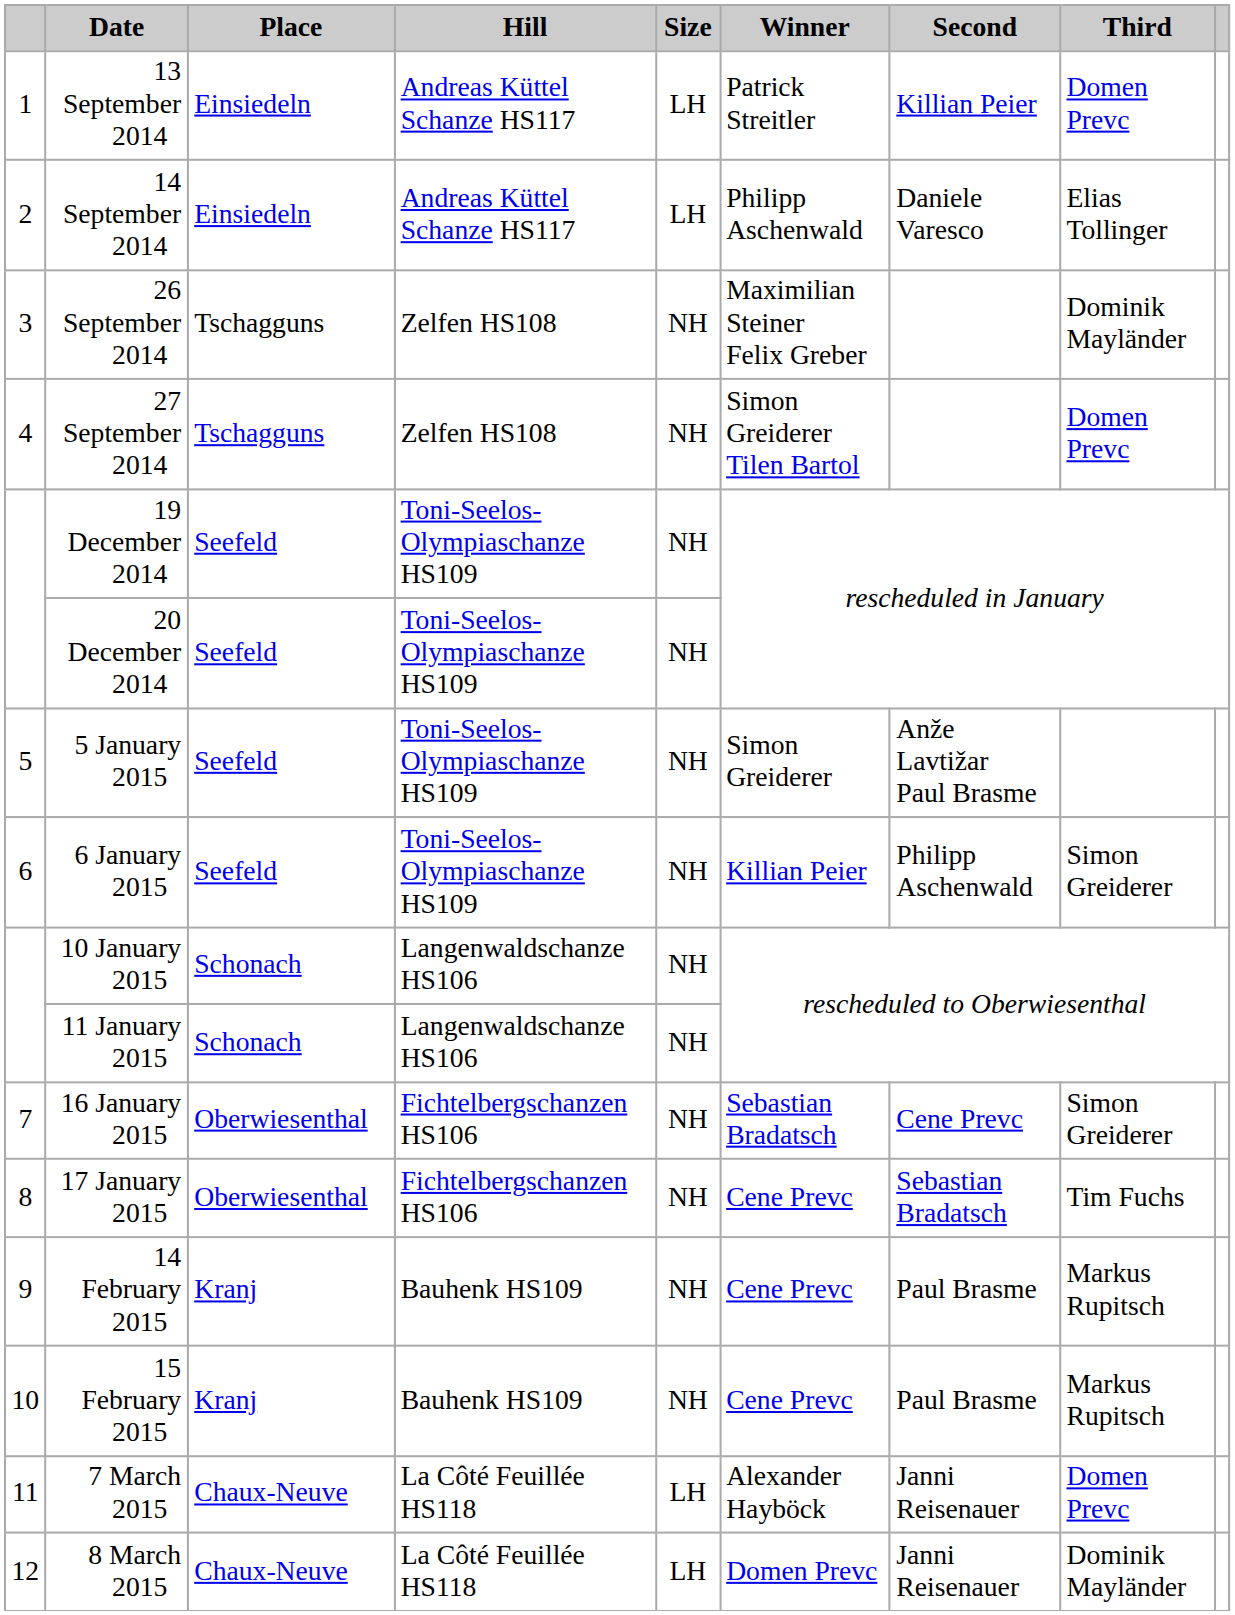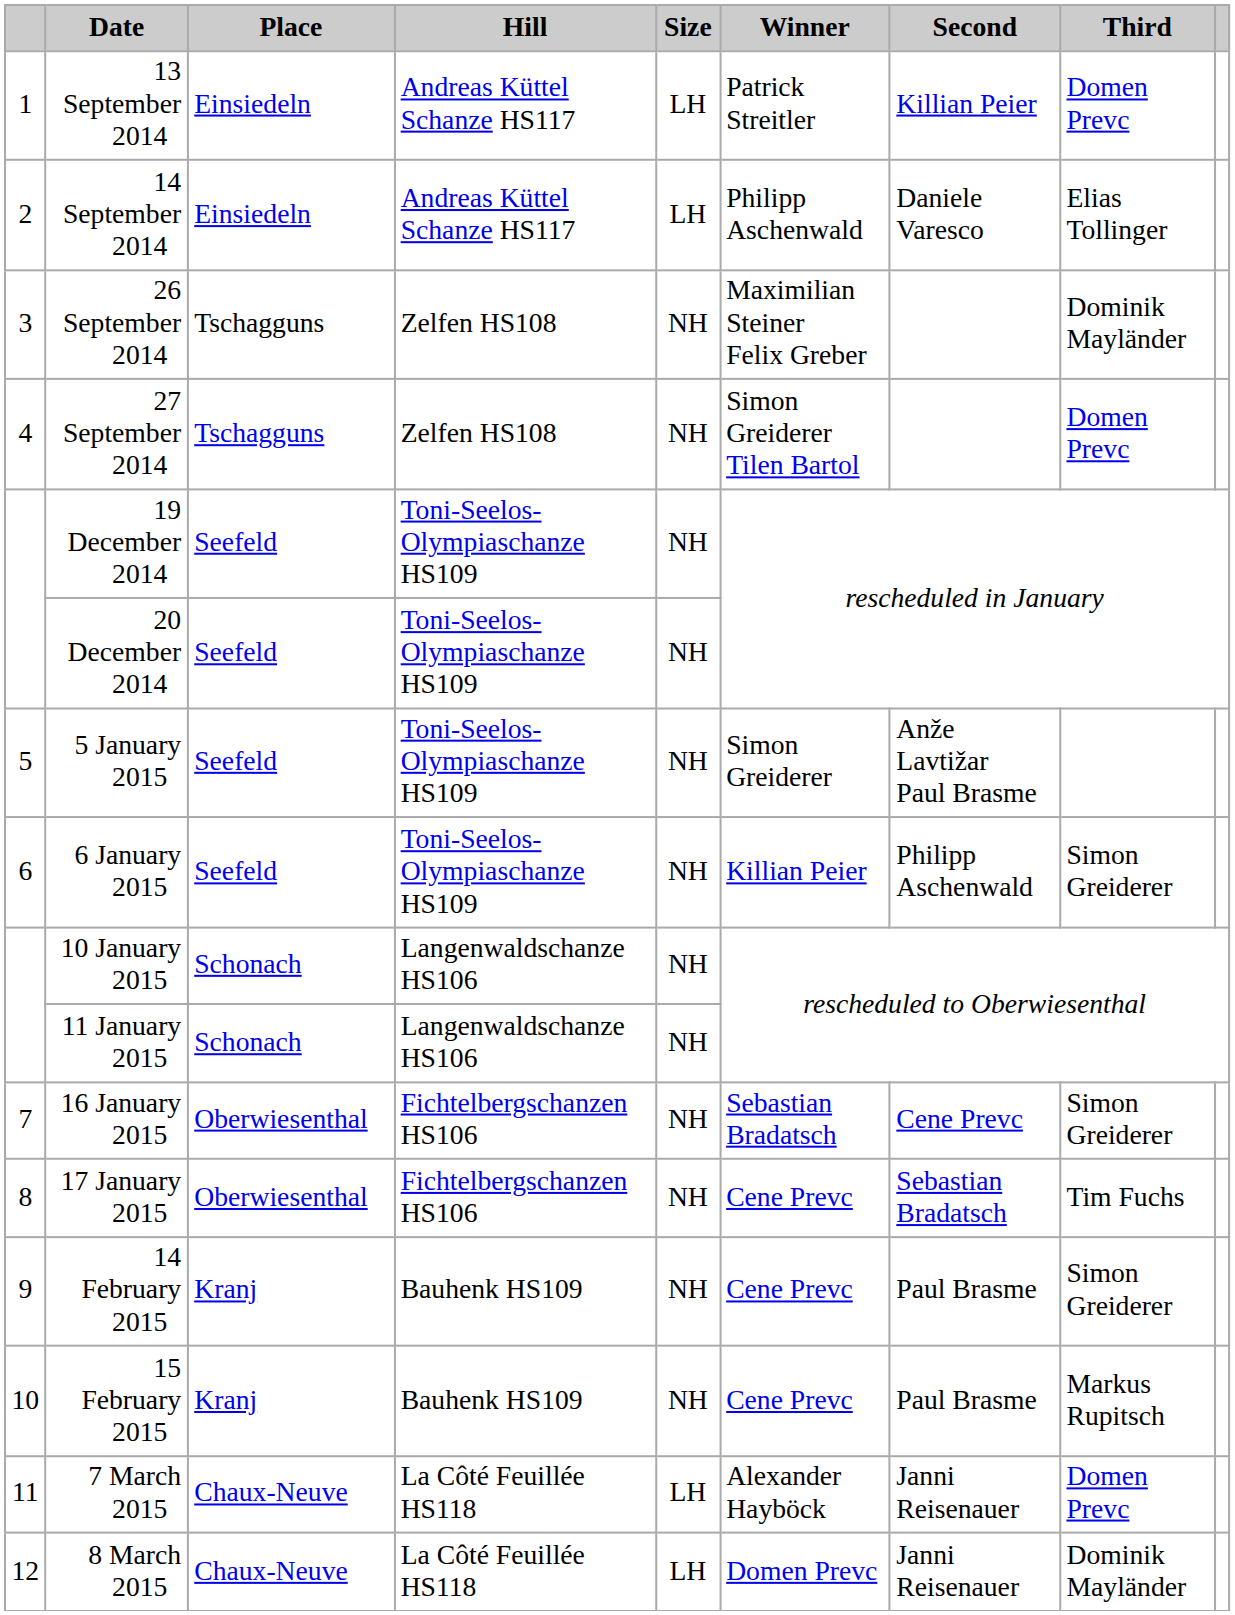(1116, 1290) Markus Rupitsch -> (1119, 1290) Simon Greiderer
